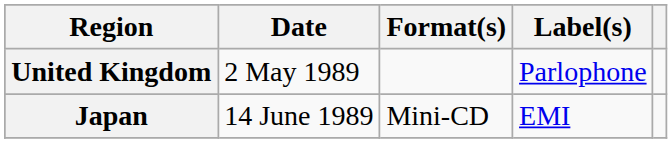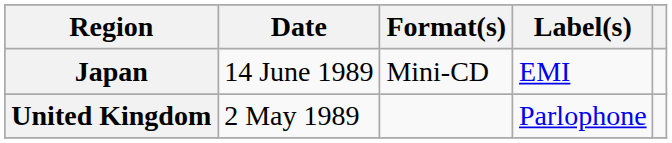rows swapped: (111, 71) <-> (111, 115)
